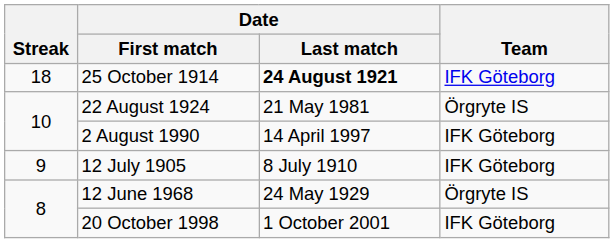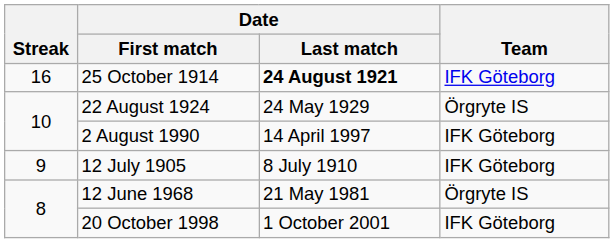(41, 78) 18 -> (41, 78) 16
(316, 107) 21 May 1981 -> (316, 107) 24 May 1929
(316, 194) 24 May 1929 -> (316, 194) 21 May 1981
